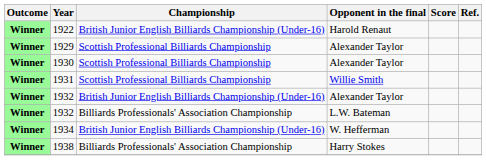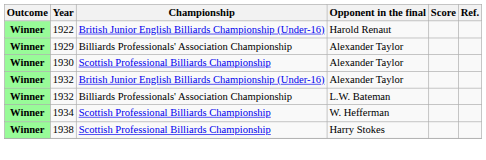(175, 46) Scottish Professional Billiards Championship -> (185, 46) Billiards Professionals' Association Championship
- row: (63, 79)
(202, 130) British Junior English Billiards Championship (Under-16) -> (175, 113) Scottish Professional Billiards Championship
(185, 146) Billiards Professionals' Association Championship -> (175, 130) Scottish Professional Billiards Championship
